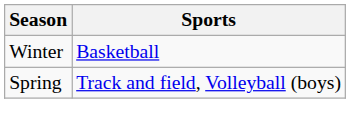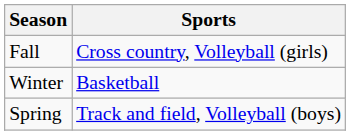+ row: (24, 51)
